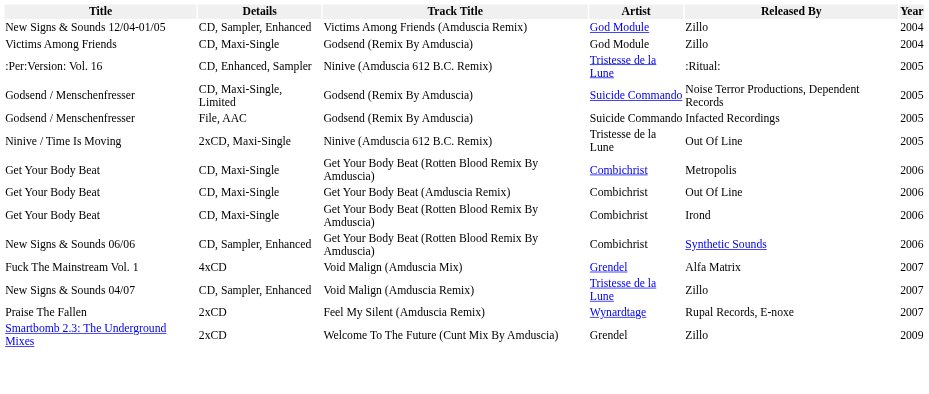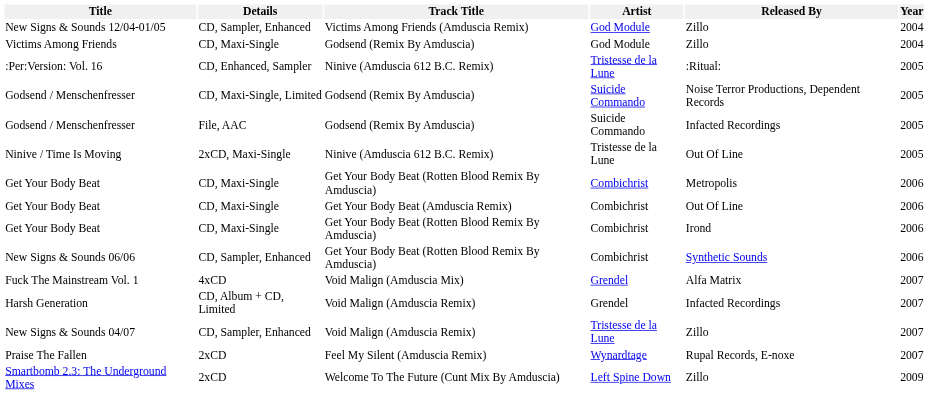+ row: (47, 303)
(609, 335) Grendel -> (631, 377) Left Spine Down
